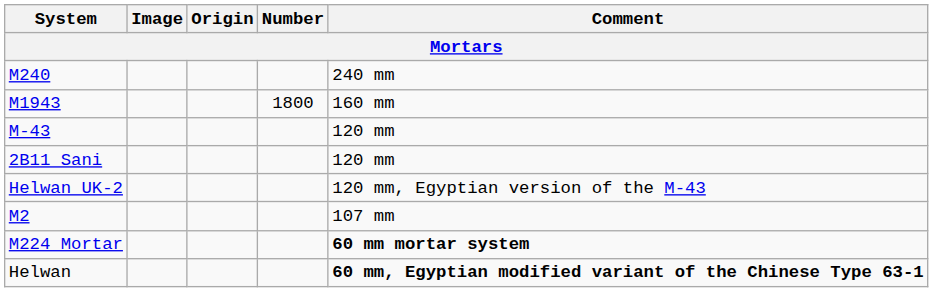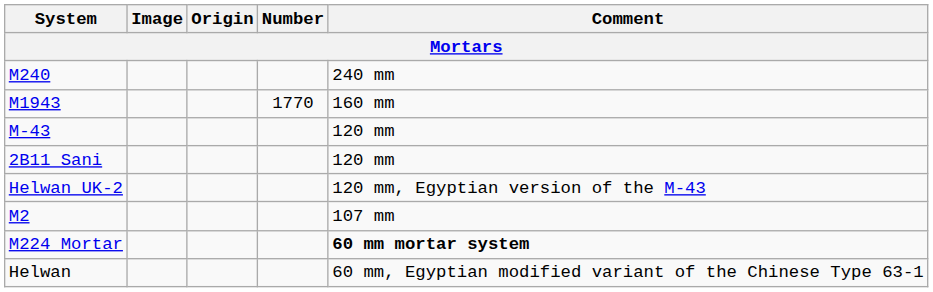(293, 103) 1800 -> (293, 103) 1770
(628, 272) bold -> (628, 272) normal
